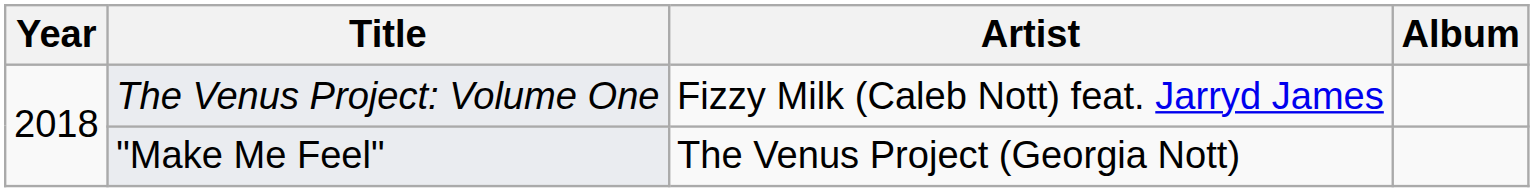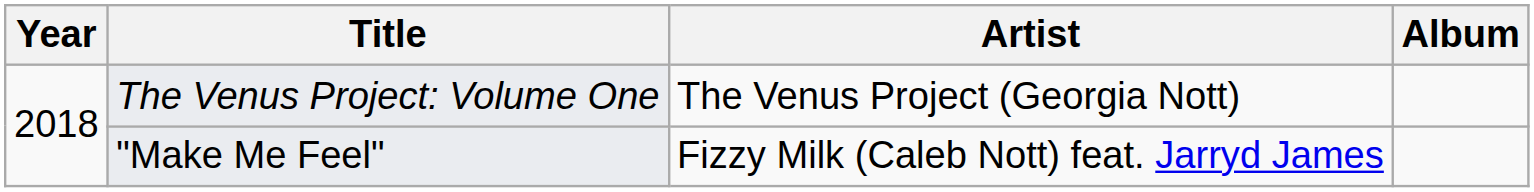(1030, 95) Fizzy Milk (Caleb Nott) feat. Jarryd James -> (959, 95) The Venus Project (Georgia Nott)
(959, 155) The Venus Project (Georgia Nott) -> (1030, 155) Fizzy Milk (Caleb Nott) feat. Jarryd James
